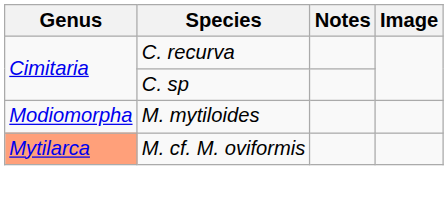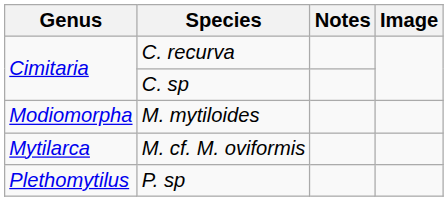(50, 148) lightsalmon background -> (50, 148) no background
+ row: (164, 180)
